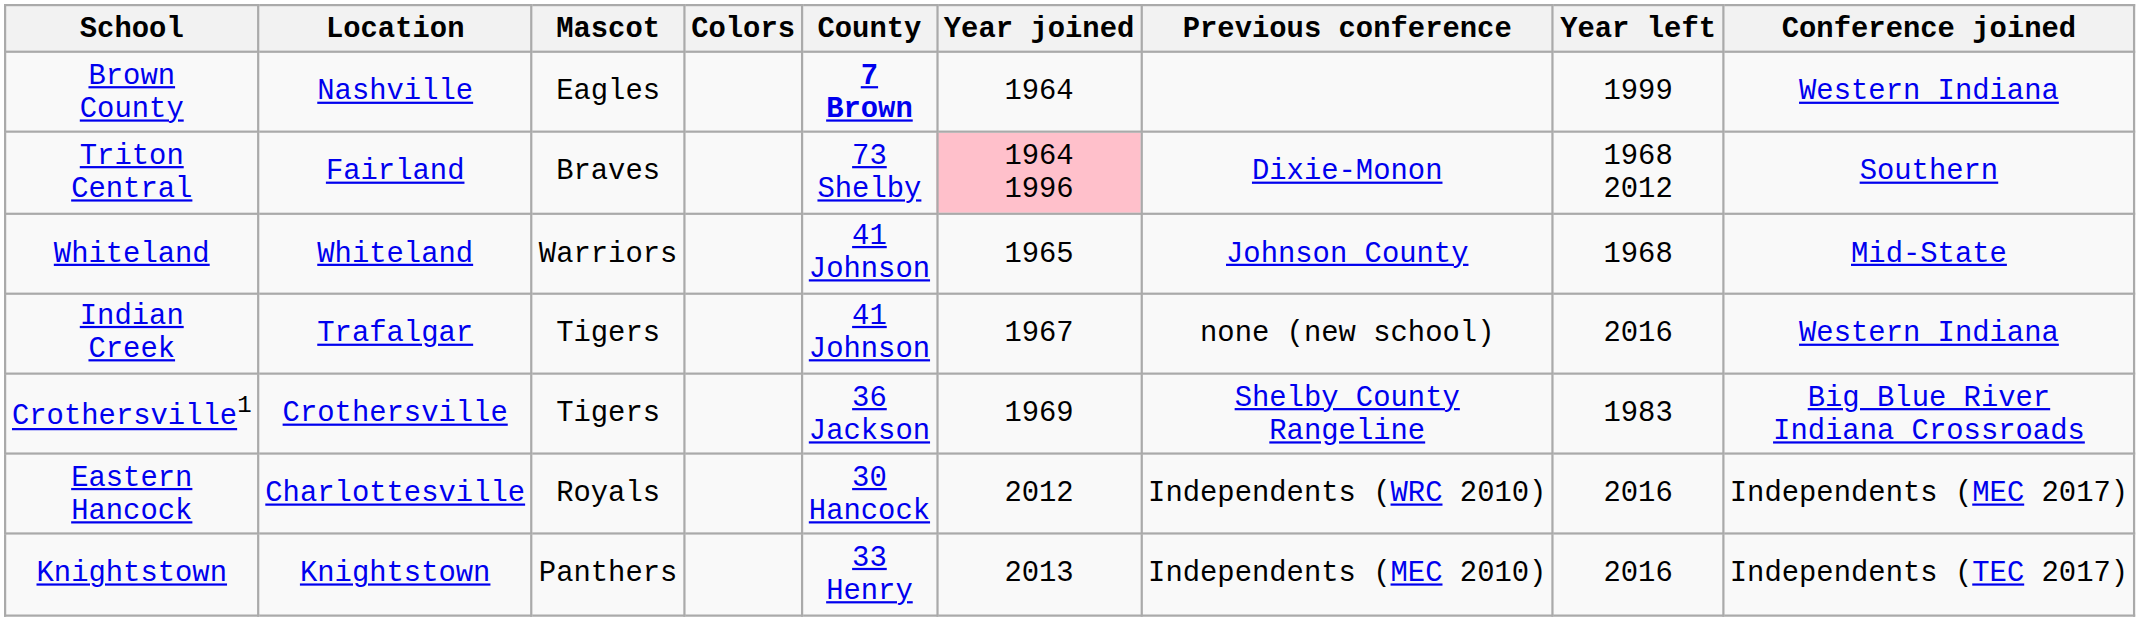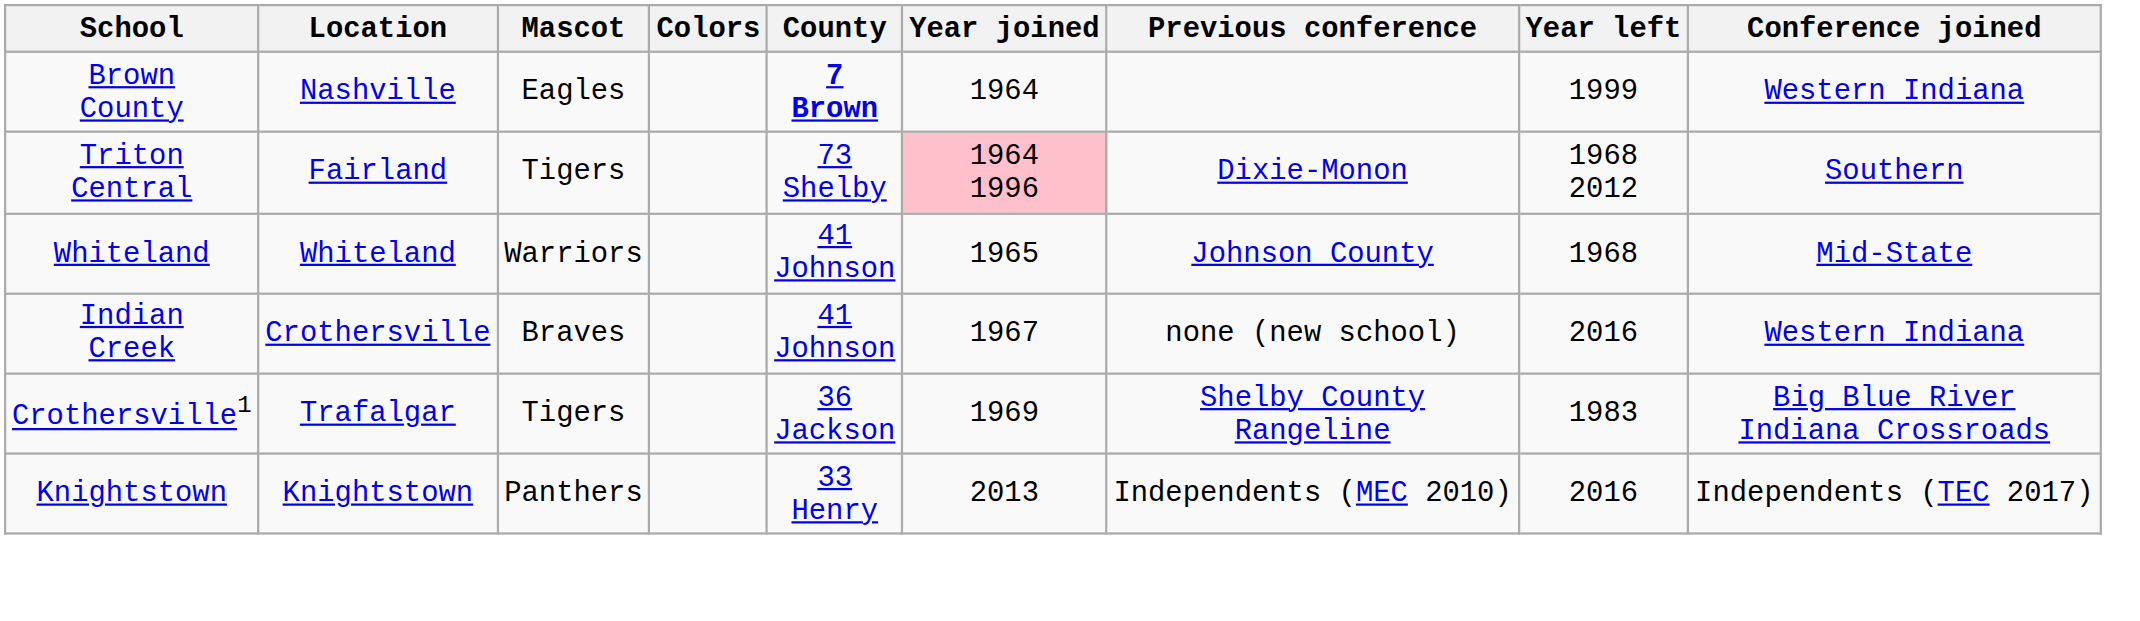(608, 173) Braves -> (573, 173) Tigers
(395, 333) Trafalgar -> (378, 333) Crothersville
(608, 333) Tigers -> (573, 333) Braves
(395, 414) Crothersville -> (378, 414) Trafalgar
- row: (132, 494)
